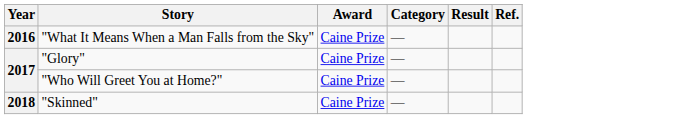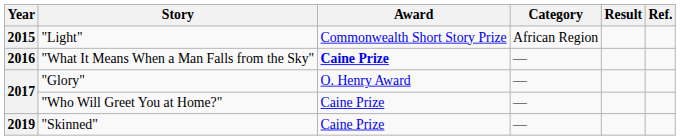+ row: (62, 37)
(352, 37) normal -> (355, 59) bold
(352, 59) Caine Prize -> (366, 80) O. Henry Award
(21, 102) 2018 -> (21, 124) 2019
